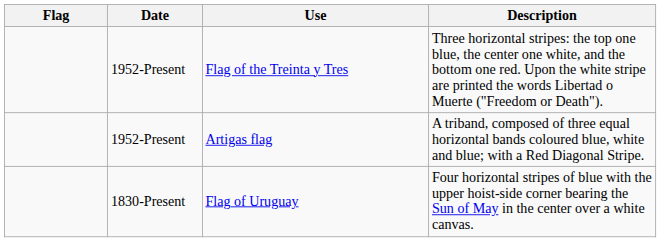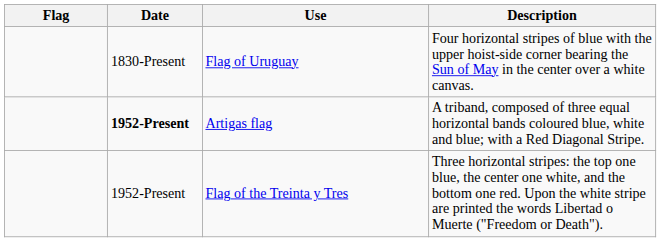rows swapped: (252, 201) <-> (277, 69)
(148, 139) normal -> (150, 123) bold
